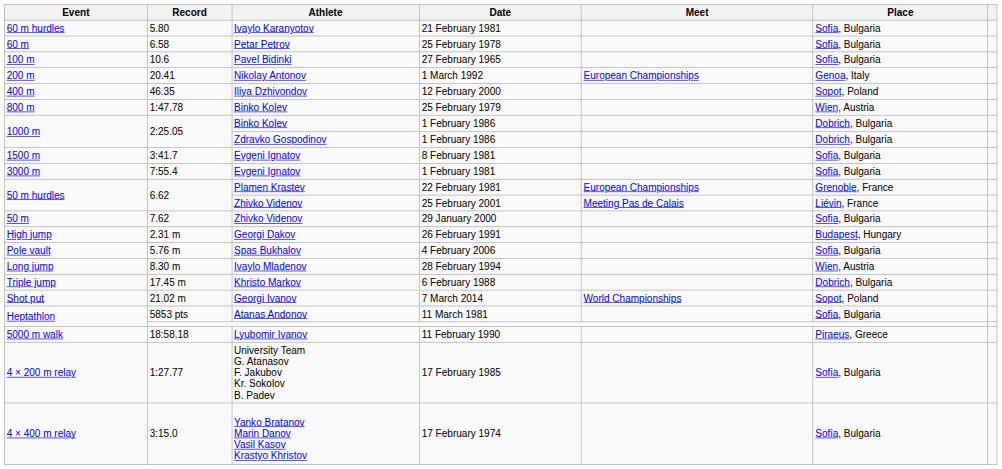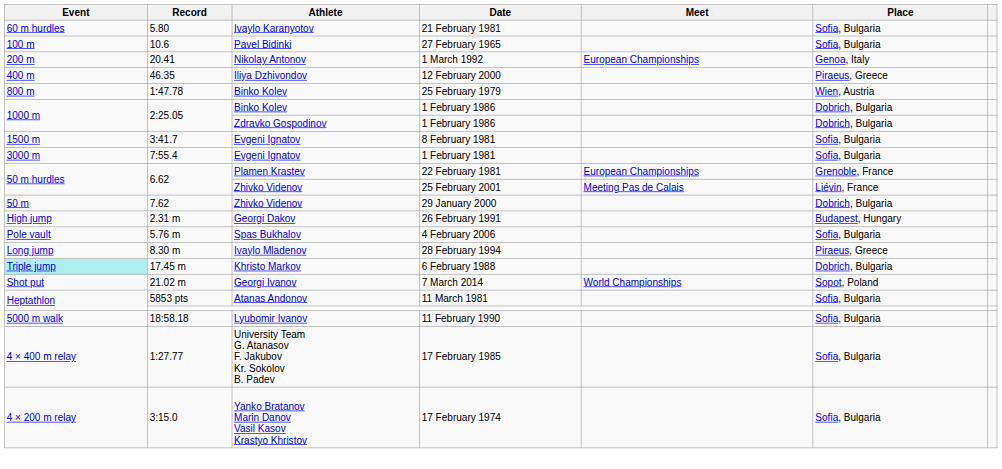- row: (262, 44)
(847, 92) Sopot, Poland -> (852, 76) Piraeus, Greece
(848, 219) Sofia, Bulgaria -> (854, 203) Dobrich, Bulgaria
(845, 267) Wien, Austria -> (852, 251) Piraeus, Greece
(31, 282) no background -> (31, 267) paleturquoise background
(852, 335) Piraeus, Greece -> (848, 319) Sofia, Bulgaria
(41, 373) 4 × 200 m relay -> (41, 357) 4 × 400 m relay
(41, 434) 4 × 400 m relay -> (41, 418) 4 × 200 m relay
